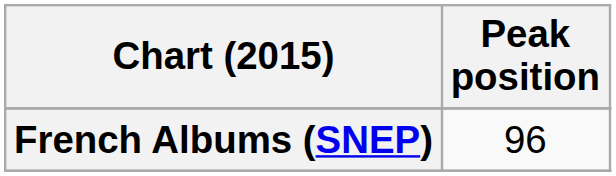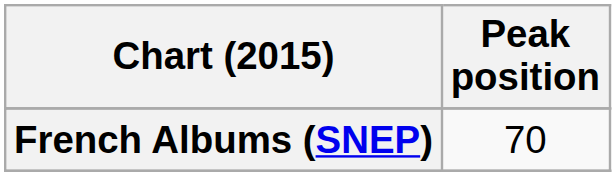(525, 139) 96 -> (525, 139) 70
